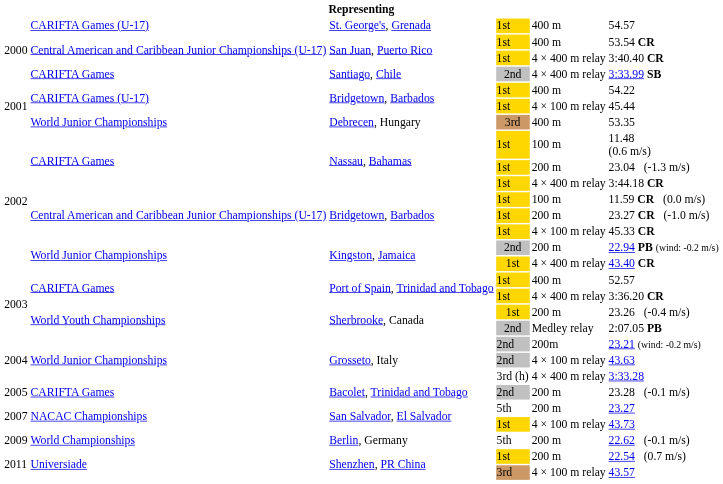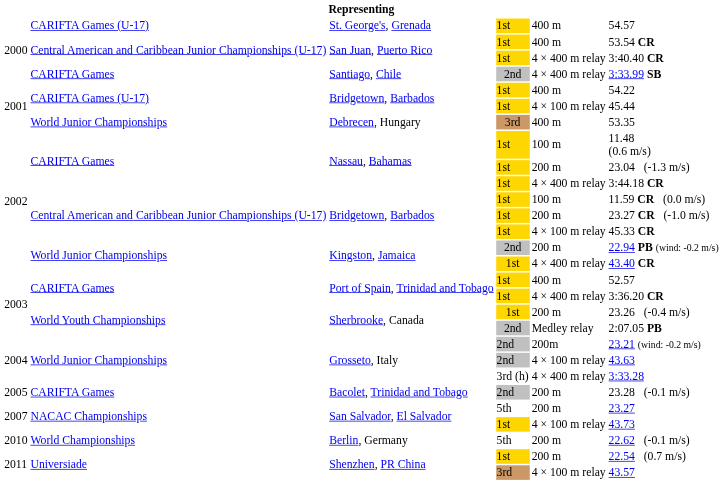(16, 440) 2009 -> (16, 440) 2010
